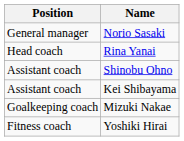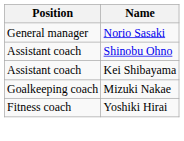- row: (130, 51)
